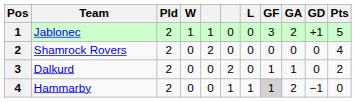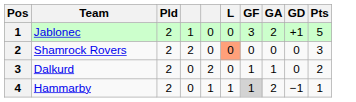- column: (191, 13)
(251, 50) no background -> (231, 50) lightsalmon background
(340, 50) 4 -> (320, 50) 3
(340, 87) 0 -> (320, 87) 1
